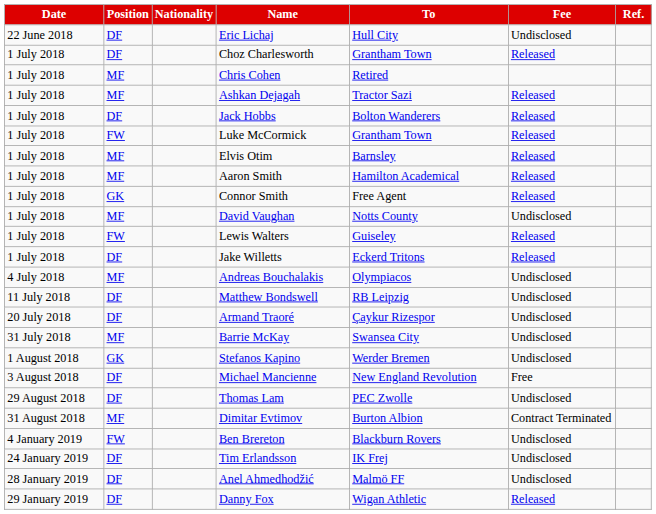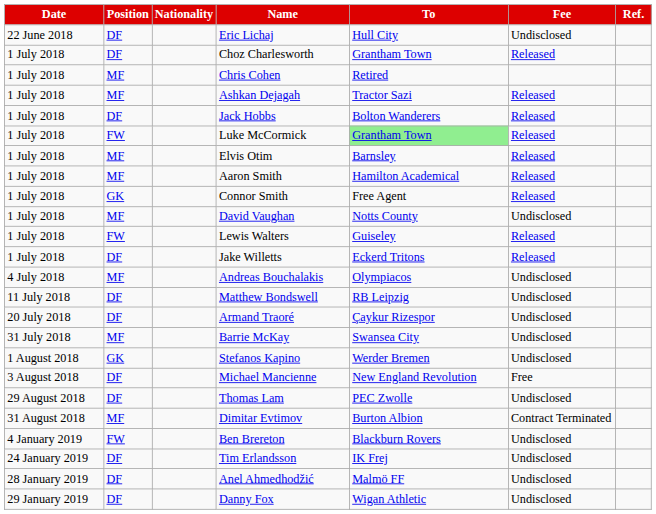(392, 136) no background -> (392, 136) lightgreen background
(533, 499) Released -> (541, 499) Undisclosed
